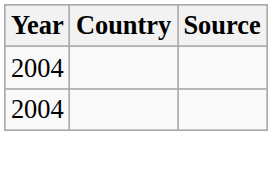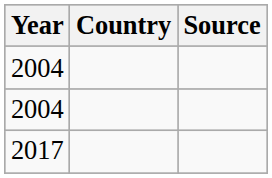+ row: (37, 151)
